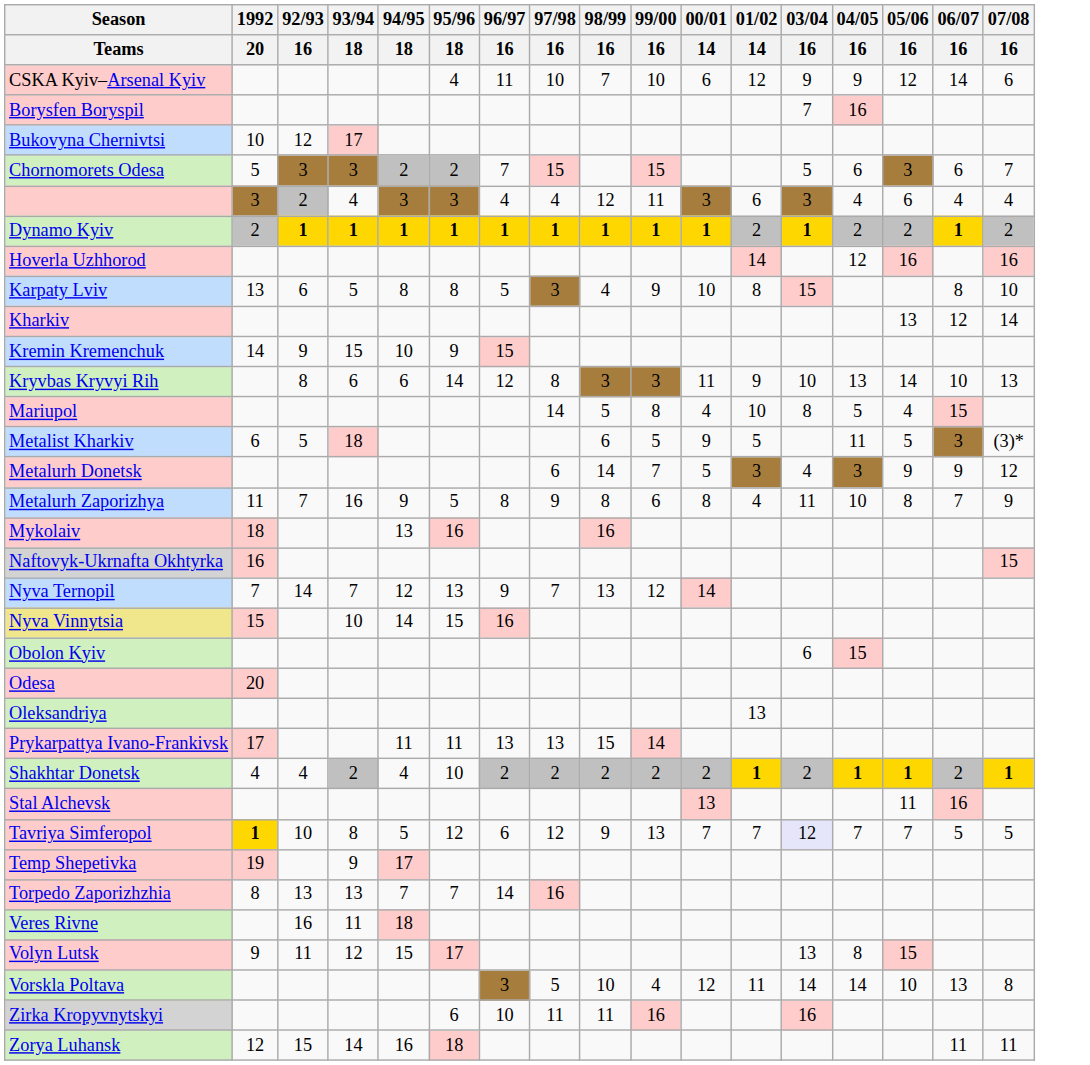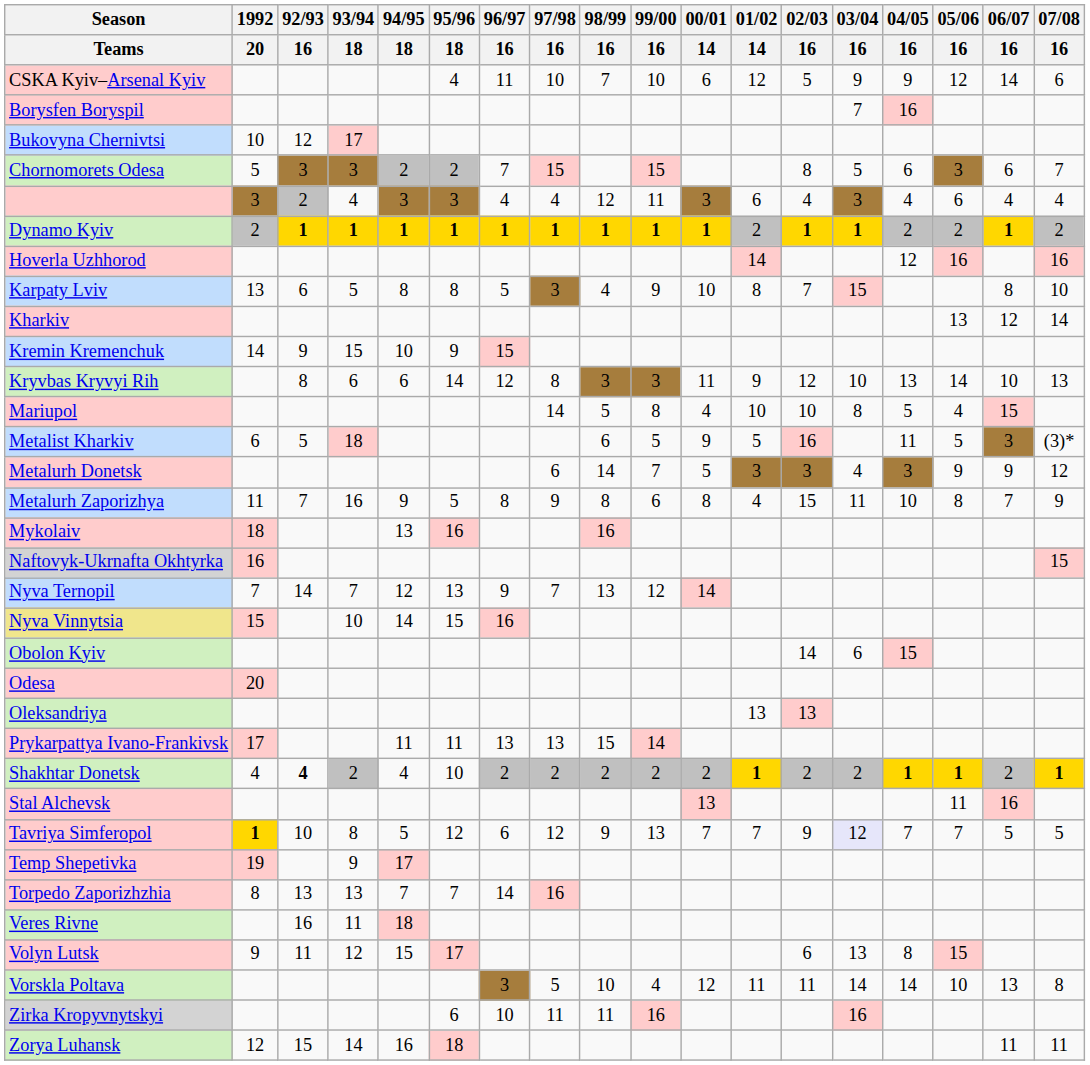+ column: (807, 49)
(303, 773) normal -> (303, 773) bold
